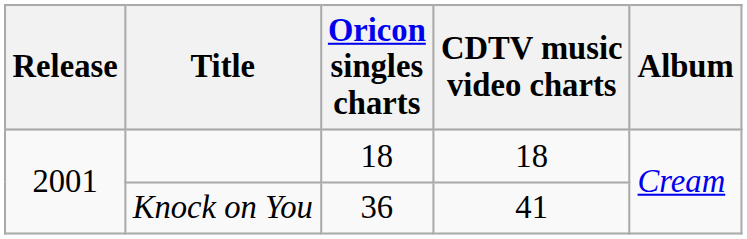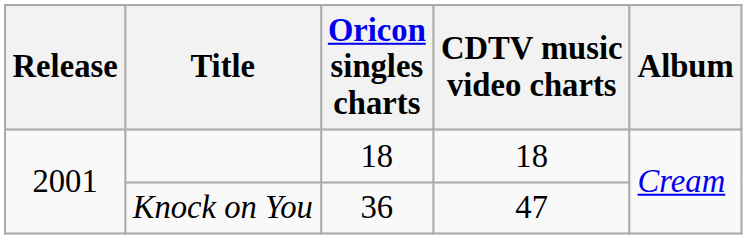(532, 207) 41 -> (532, 207) 47
